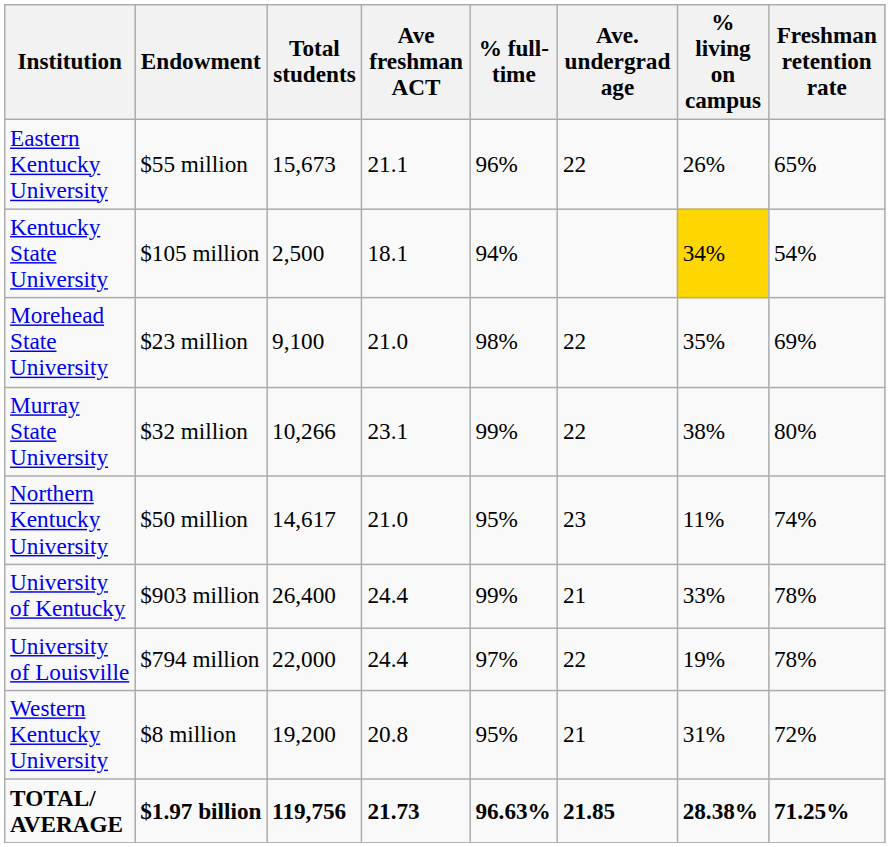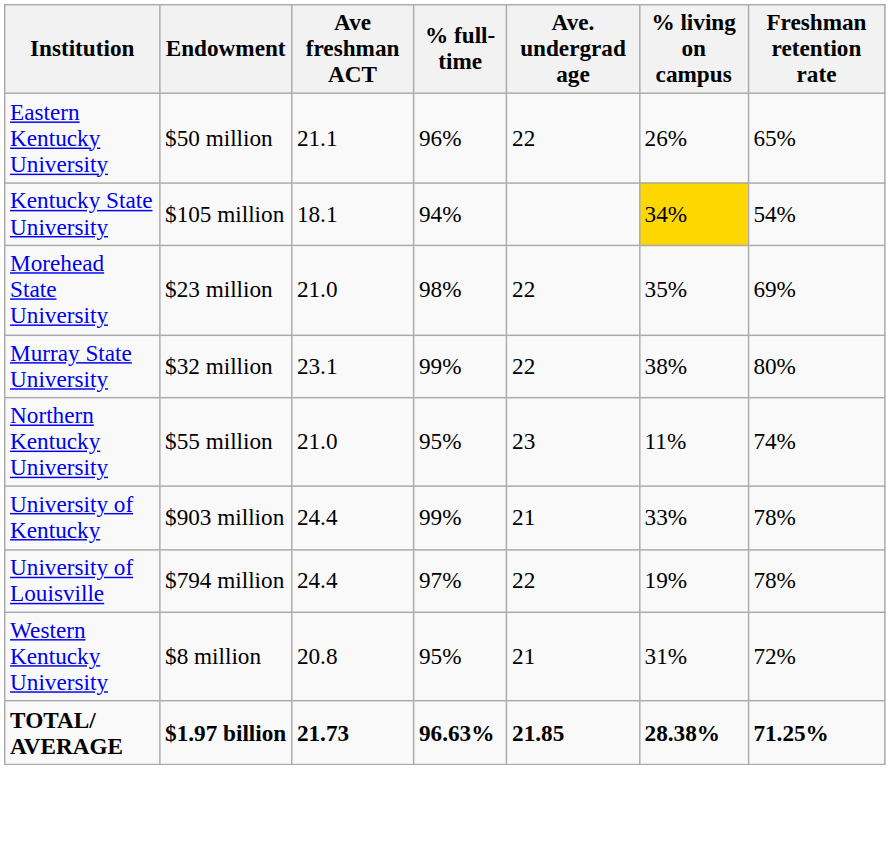- column: (314, 62)
(194, 164) $55 million -> (219, 137) $50 million
(194, 520) $50 million -> (219, 441) $55 million
